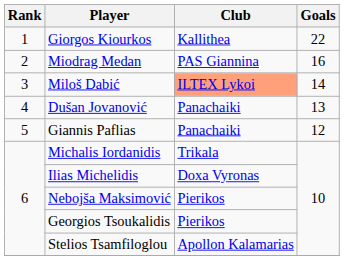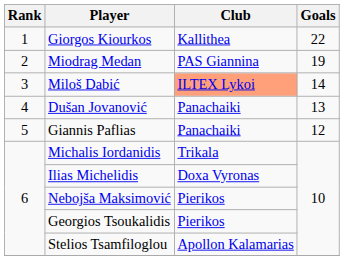(318, 61) 16 -> (318, 61) 19
